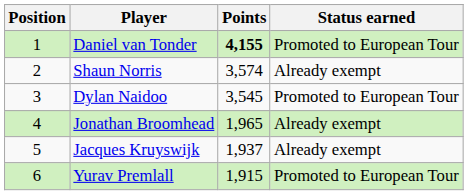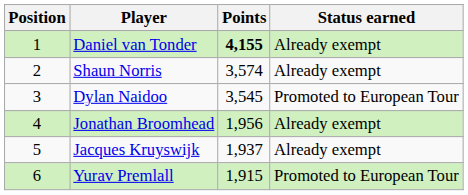(366, 44) Promoted to European Tour -> (327, 44) Already exempt
(244, 123) 1,965 -> (244, 123) 1,956
